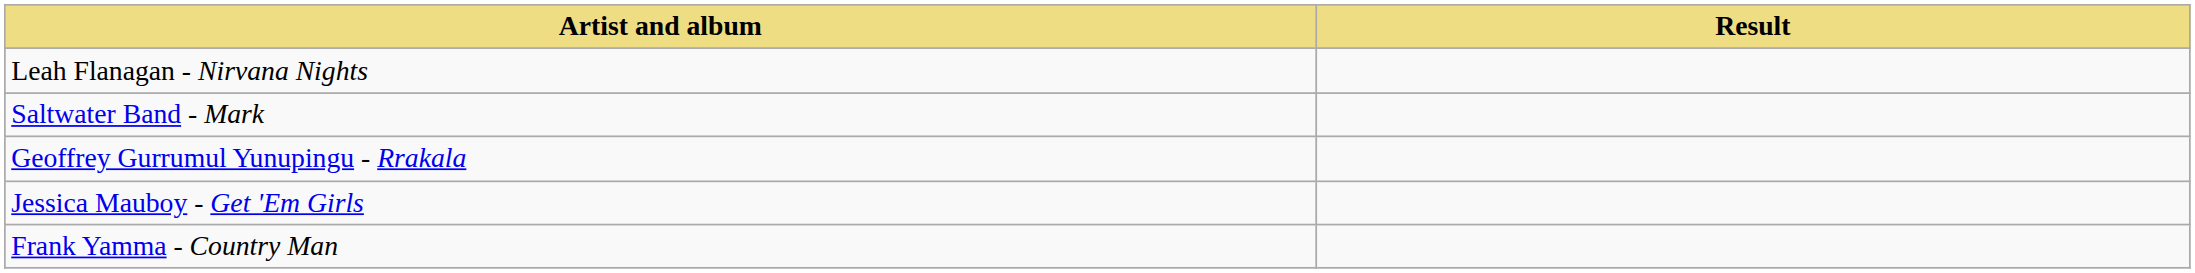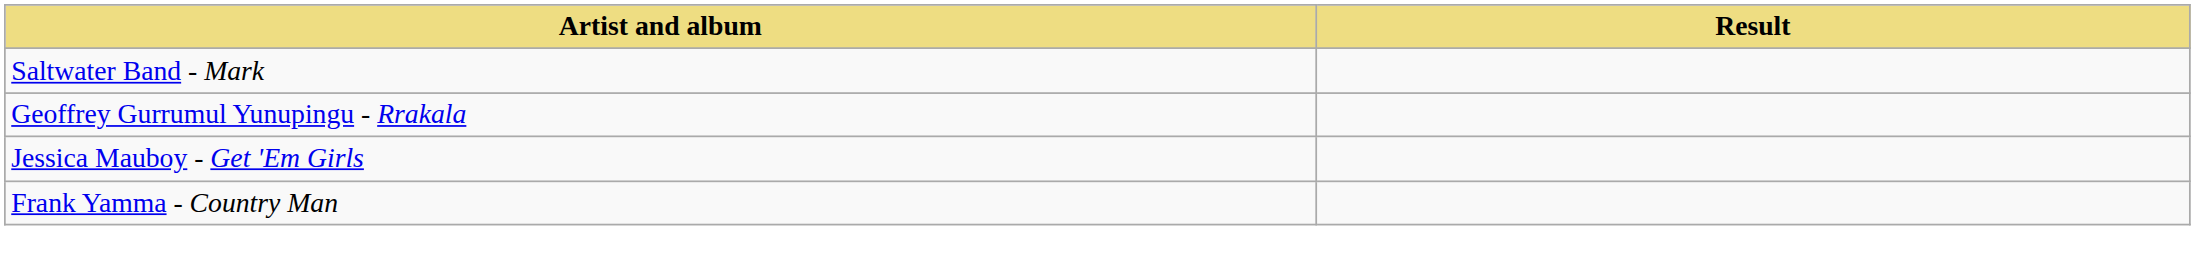- row: (190, 70)
